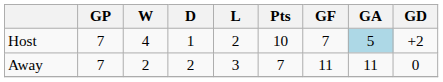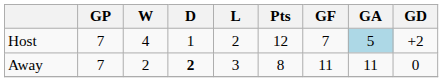(281, 40) 10 -> (281, 40) 12
(190, 64) normal -> (190, 64) bold
(281, 64) 7 -> (281, 64) 8
